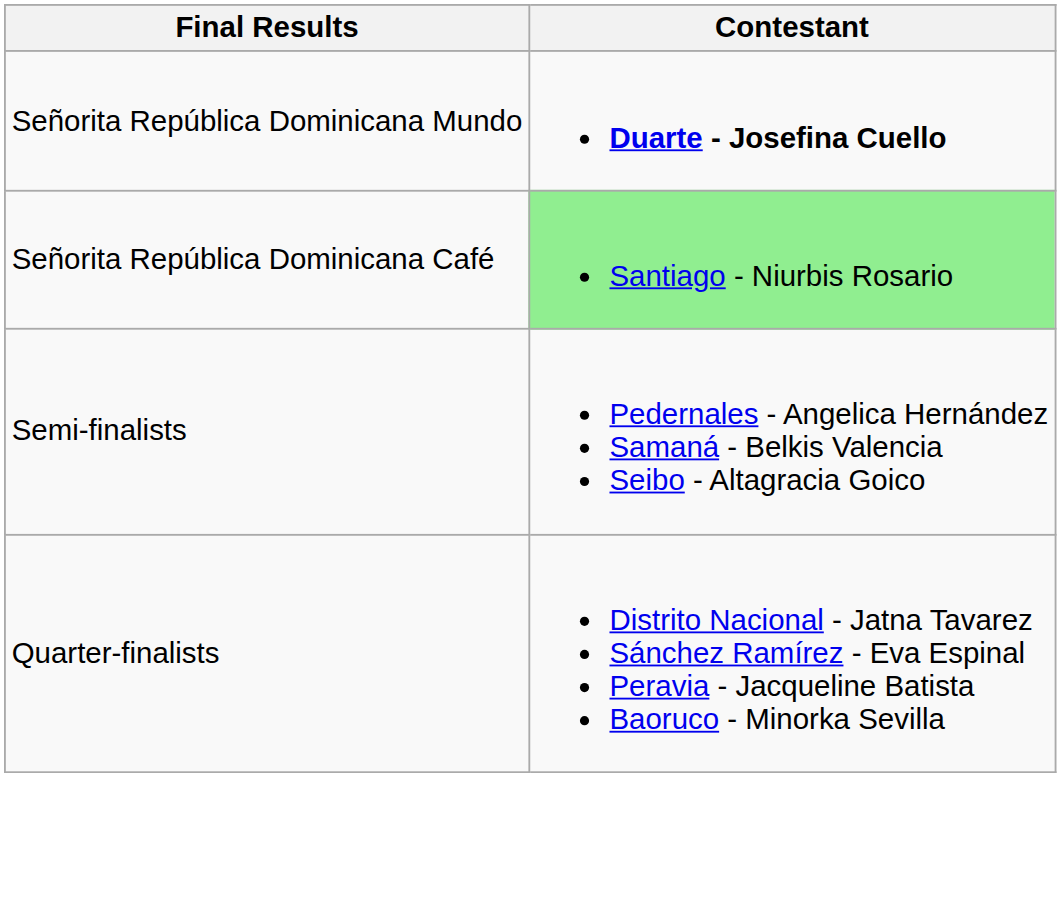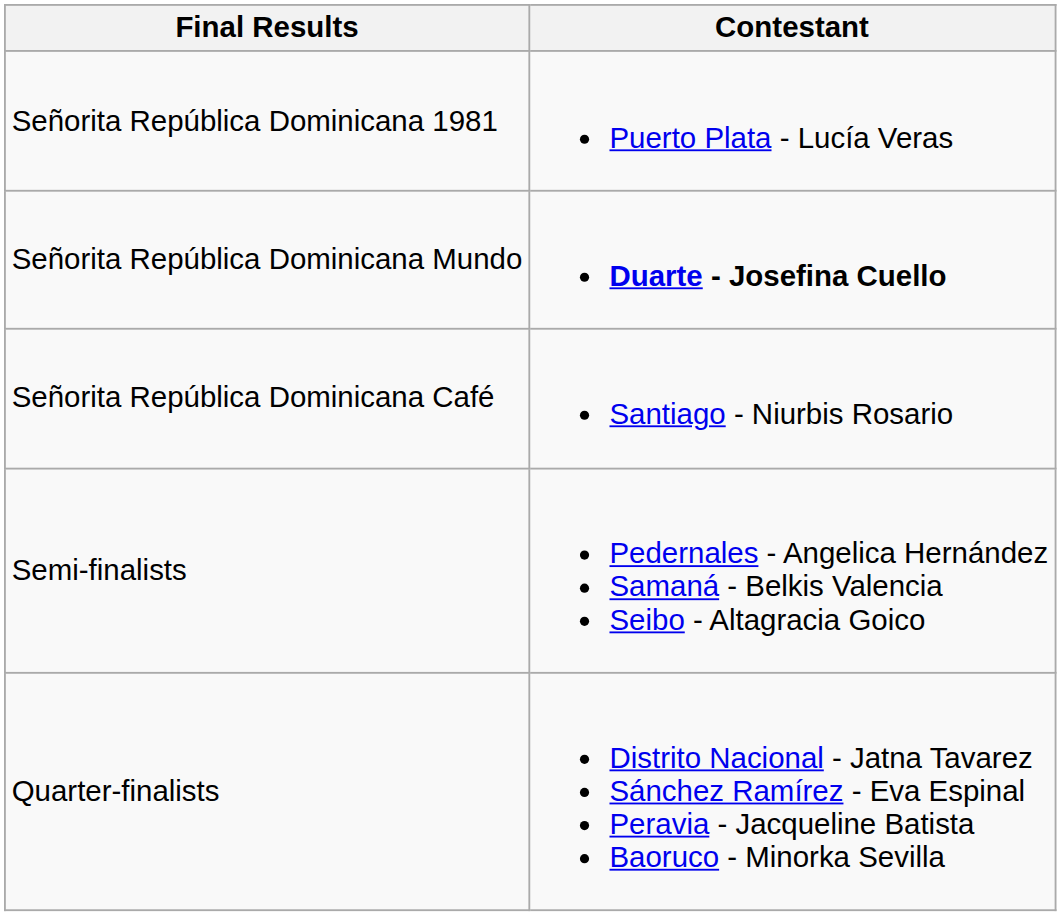+ row: (255, 120)
(792, 276) lightgreen background -> (792, 415) no background
